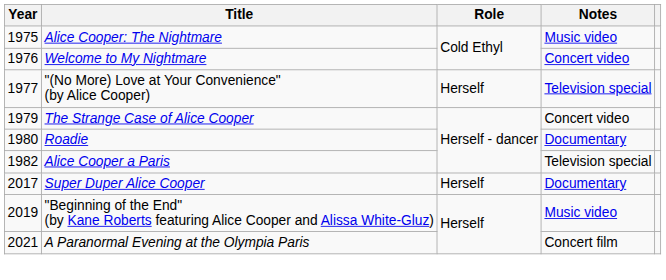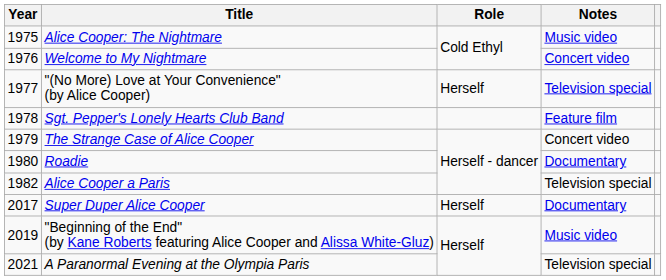+ row: (164, 118)
(581, 242) Concert film -> (598, 264) Television special
